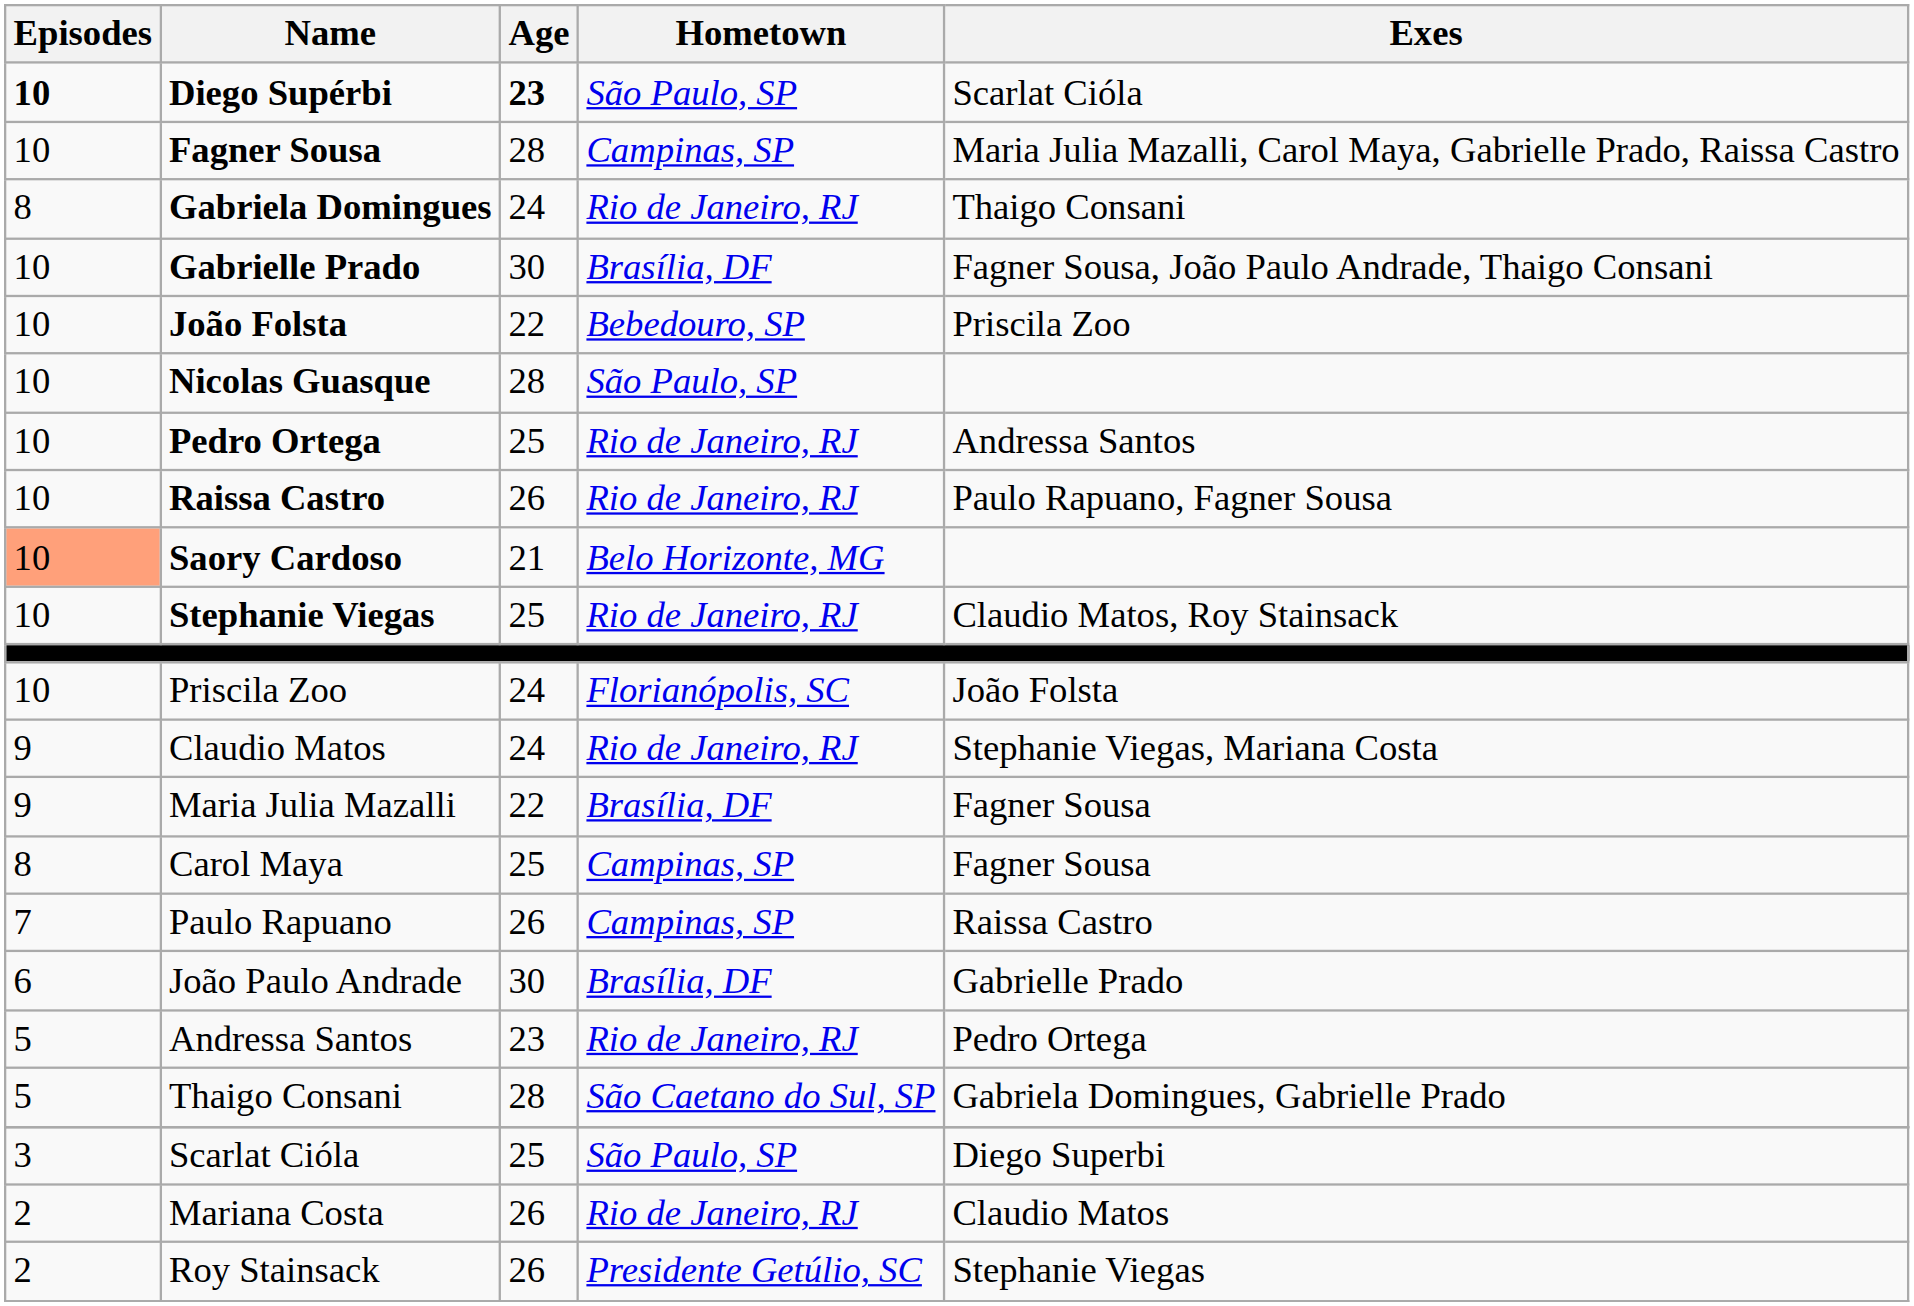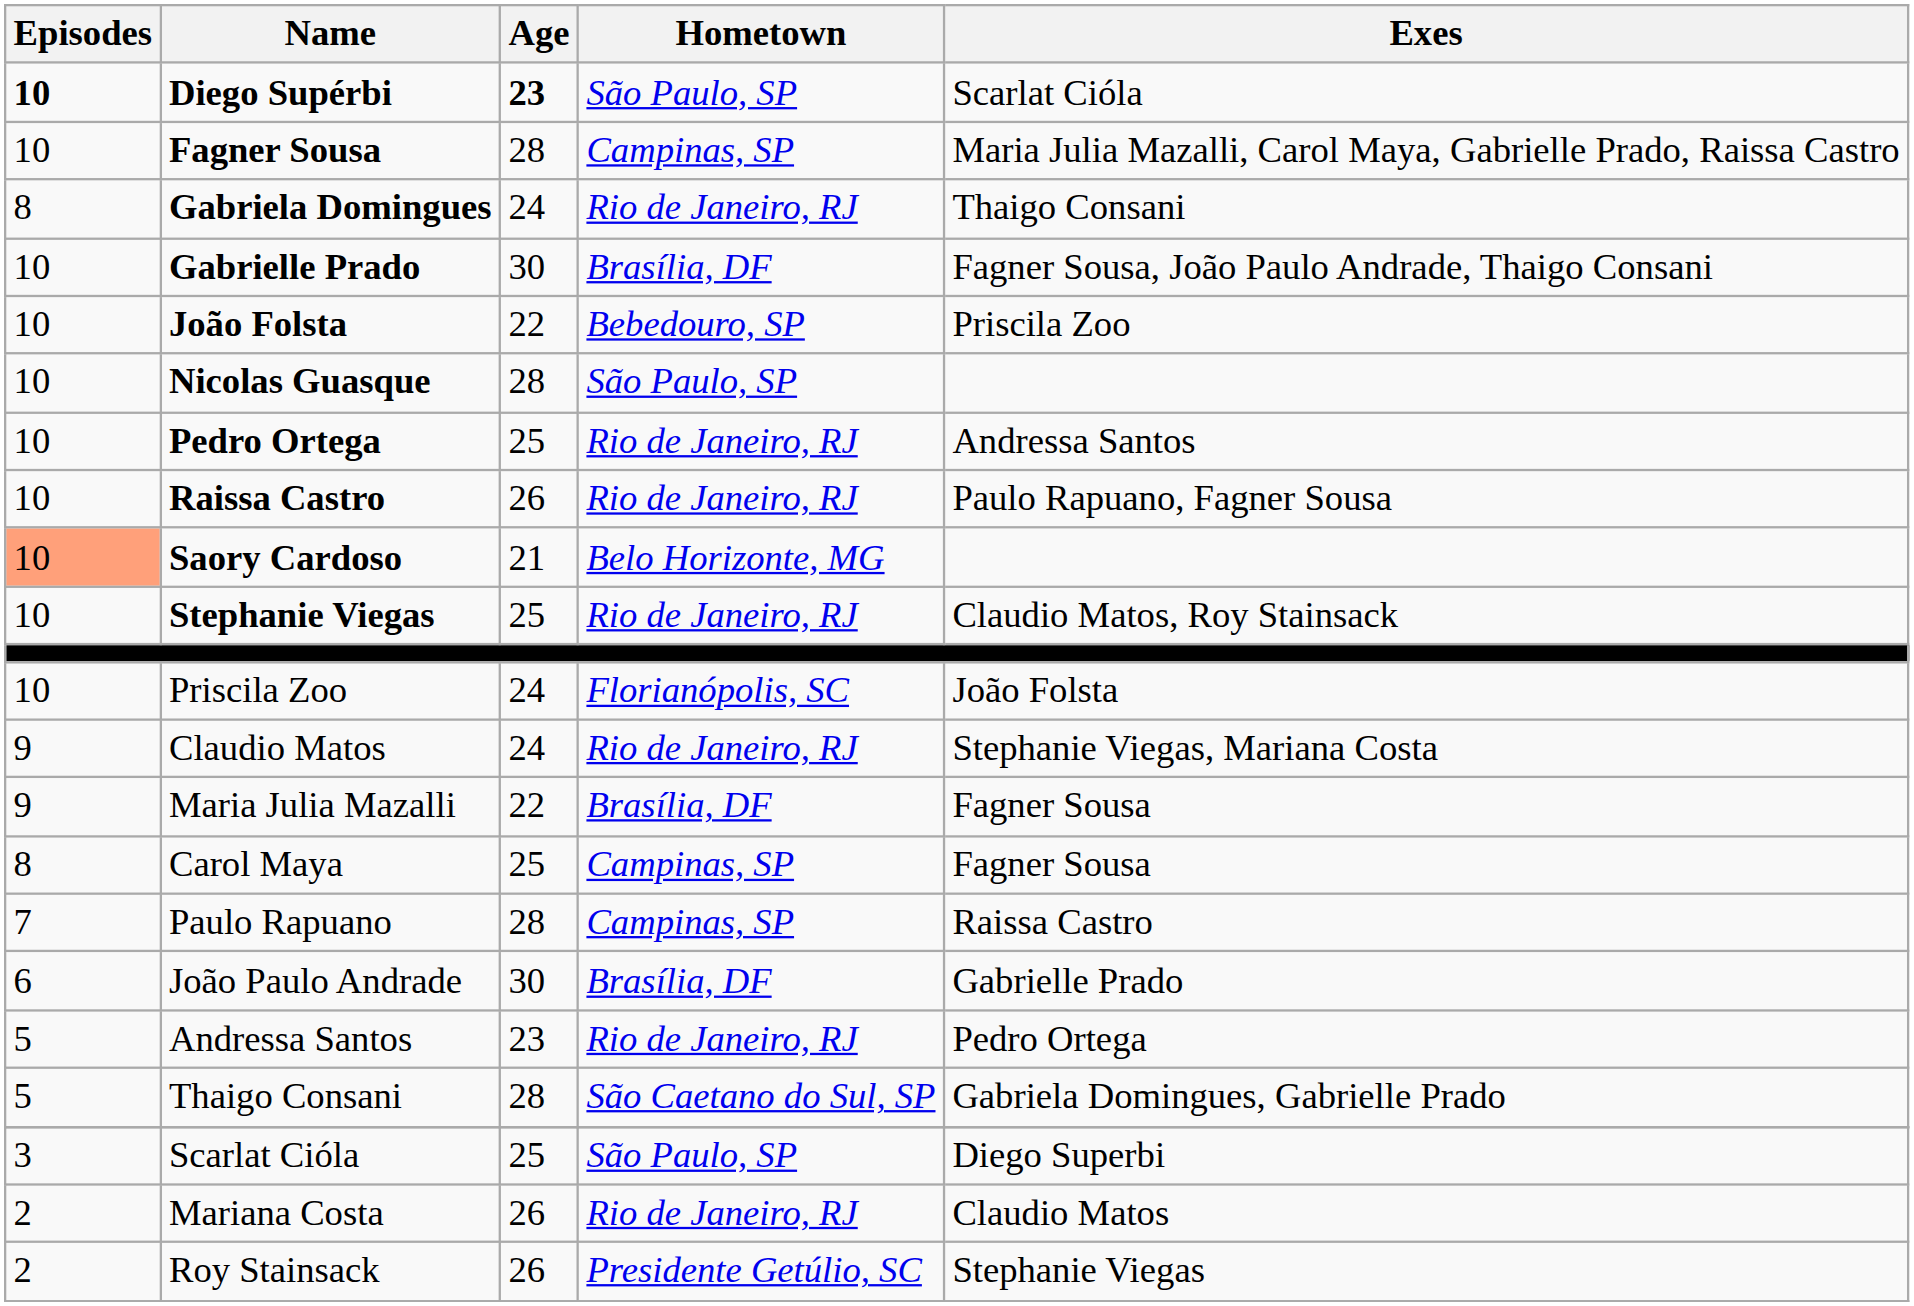(527, 922) 26 -> (527, 922) 28
